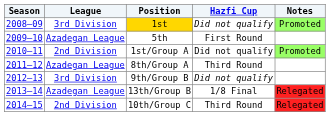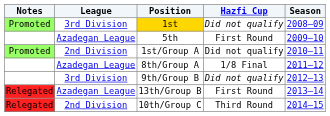columns swapped: (24, 11) <-> (300, 11)
(234, 65) Third Round -> (244, 65) 1/8 Final
(234, 91) 1/8 Final -> (244, 91) First Round
